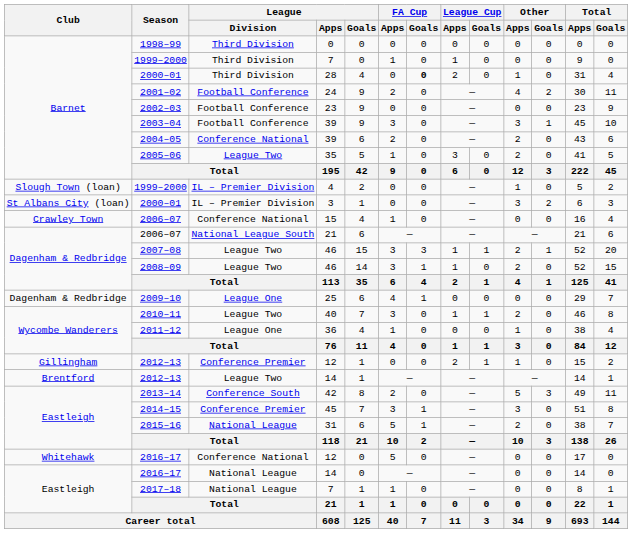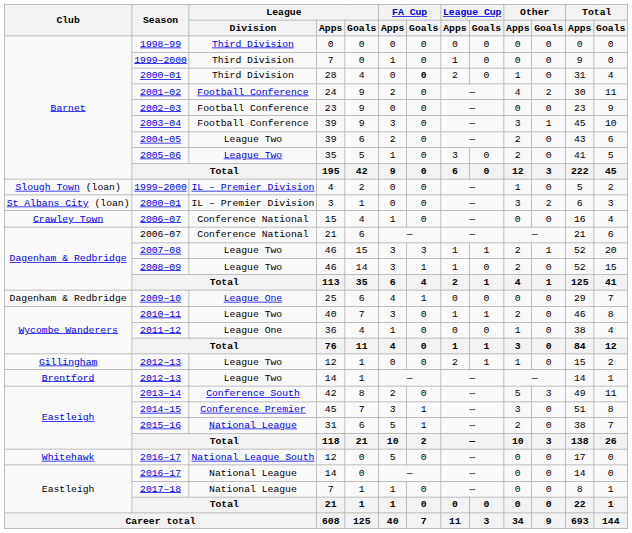(253, 139) Conference National -> (253, 139) League Two
(253, 235) National League South -> (253, 235) Conference National
(253, 362) Conference Premier -> (253, 362) League Two
(253, 457) Conference National -> (253, 457) National League South
